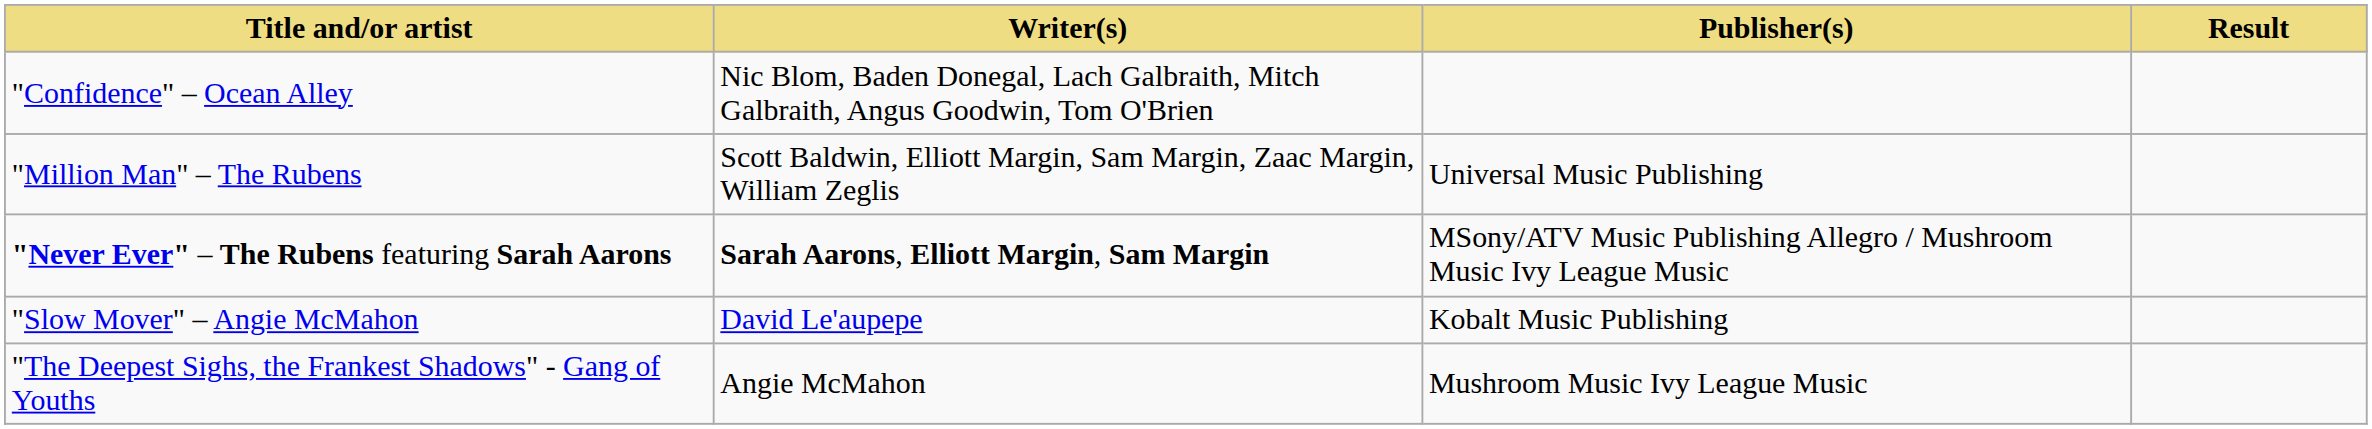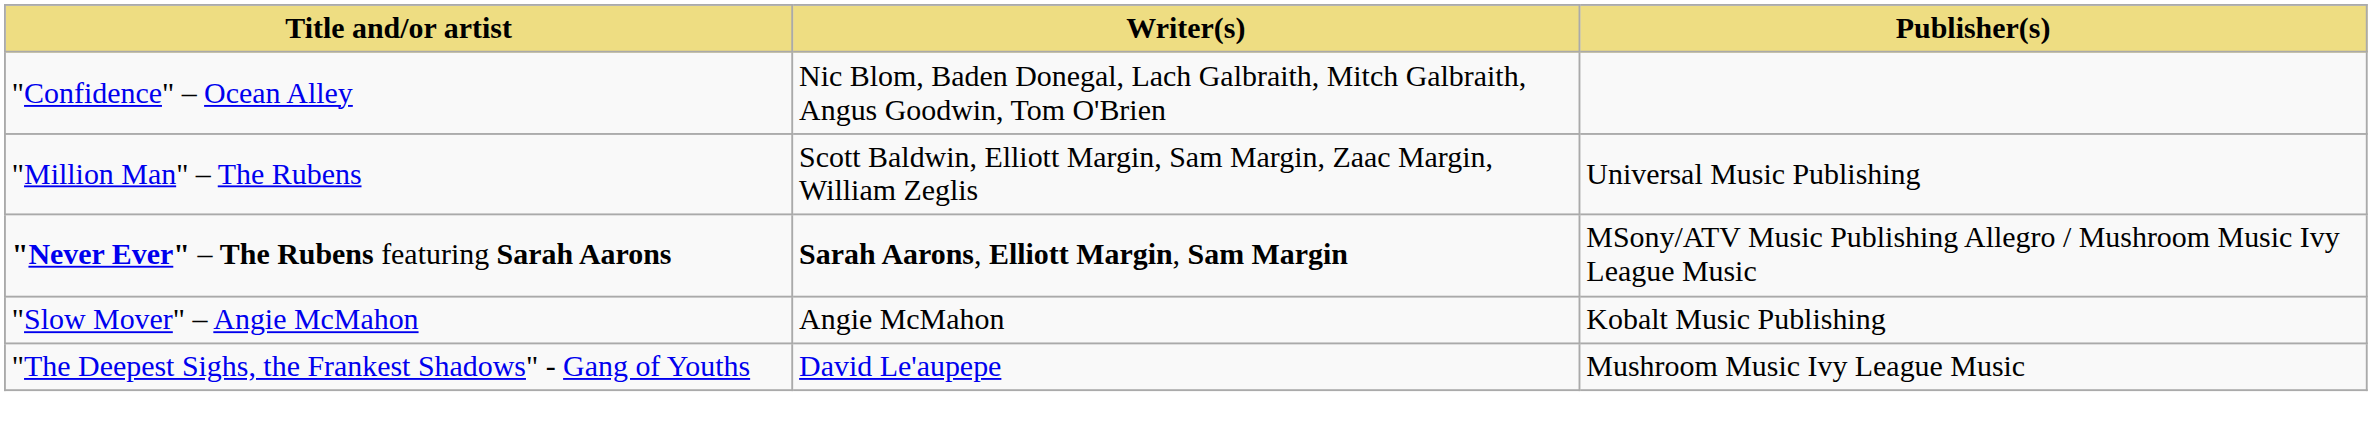- column: (2249, 28)
(821, 319) David Le'aupepe -> (902, 319) Angie McMahon
(823, 383) Angie McMahon -> (900, 366) David Le'aupepe
